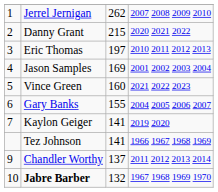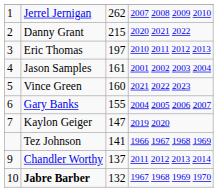(117, 68) 169 -> (117, 68) 161
(117, 123) 141 -> (117, 123) 147
